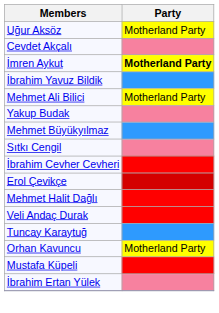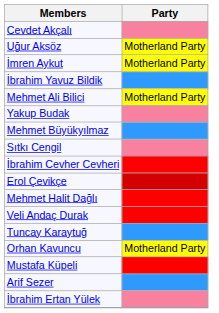rows swapped: (39, 47) <-> (34, 30)
(168, 64) bold -> (165, 64) normal
+ row: (30, 283)
